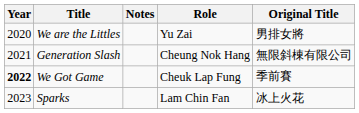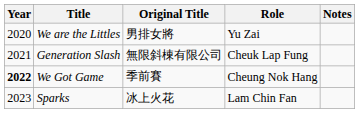columns swapped: (304, 14) <-> (140, 14)
(205, 55) Cheung Nok Hang -> (268, 55) Cheuk Lap Fung
(200, 76) Cheuk Lap Fung -> (272, 76) Cheung Nok Hang
